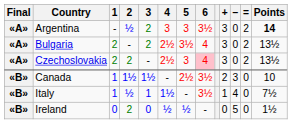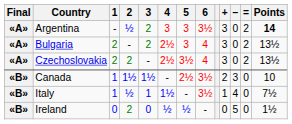(186, 45) 3½ -> (186, 45) 3
(186, 61) 3 -> (186, 61) 3½
(205, 61) pink background -> (205, 61) no background
